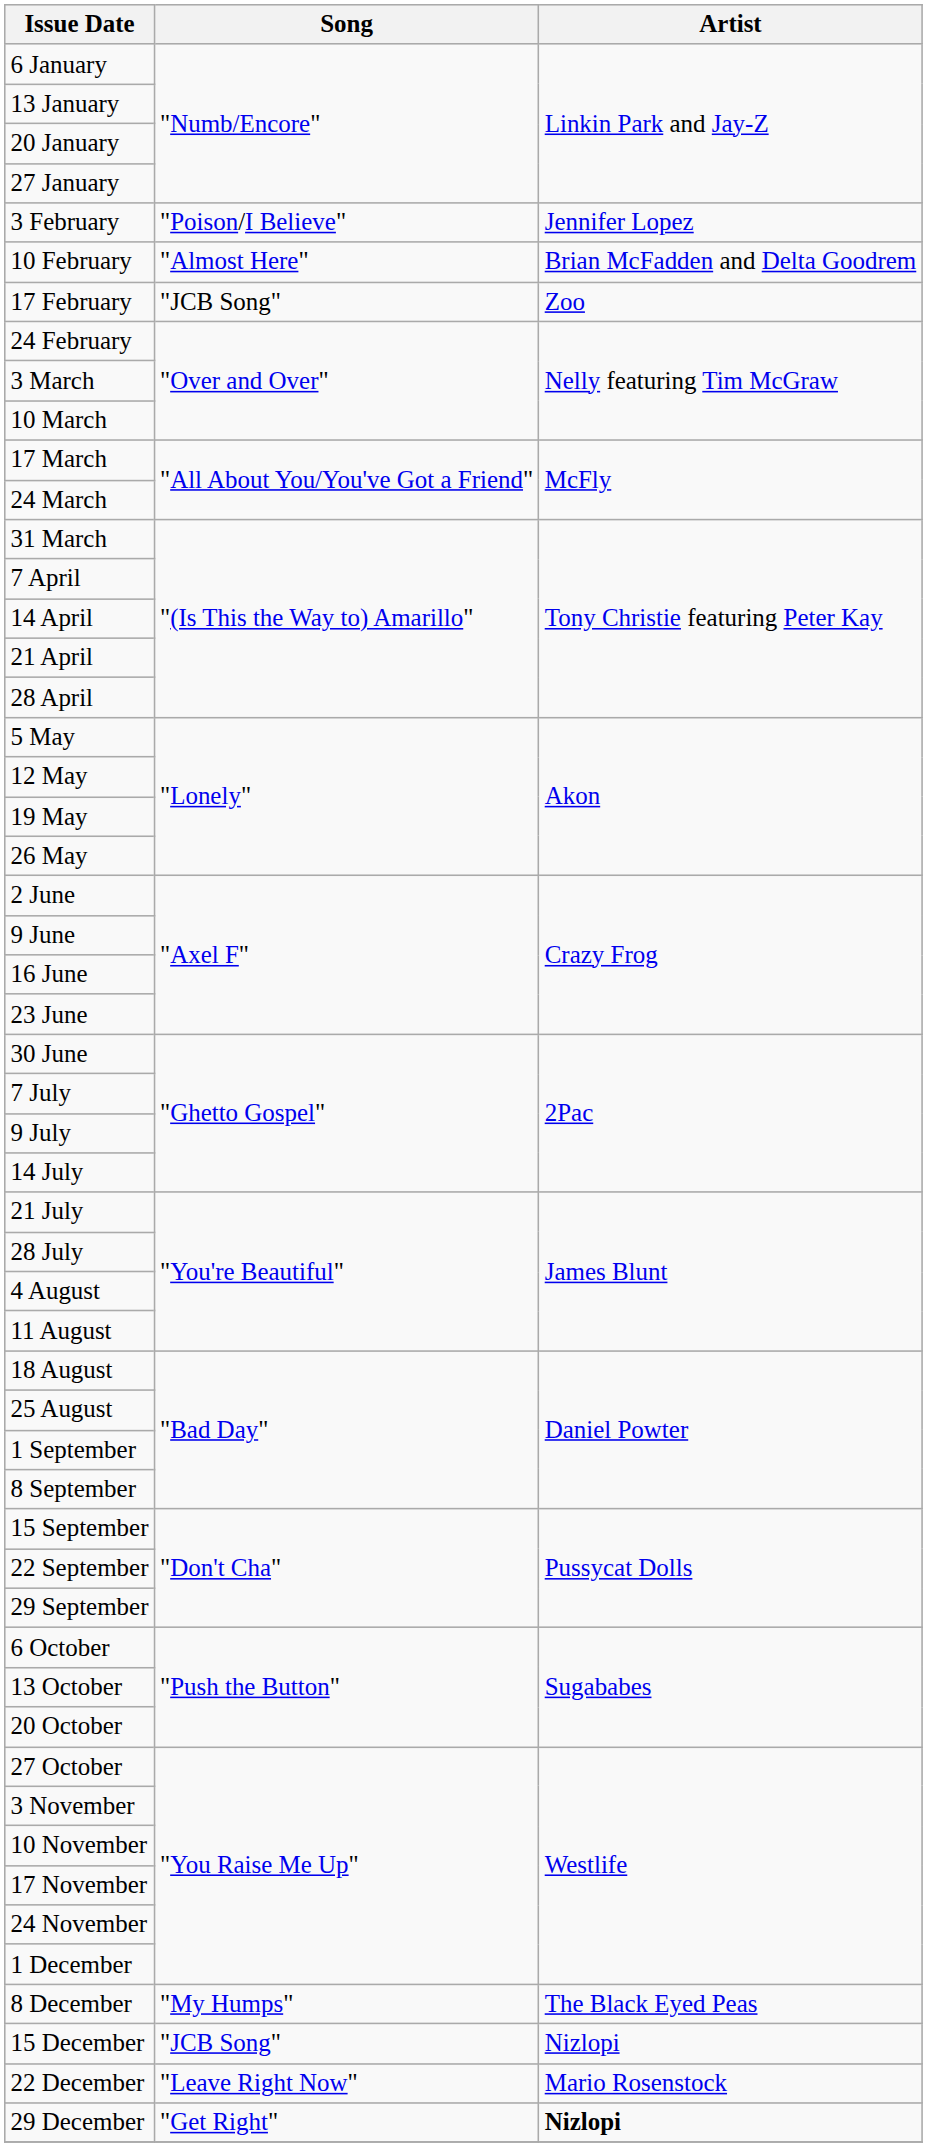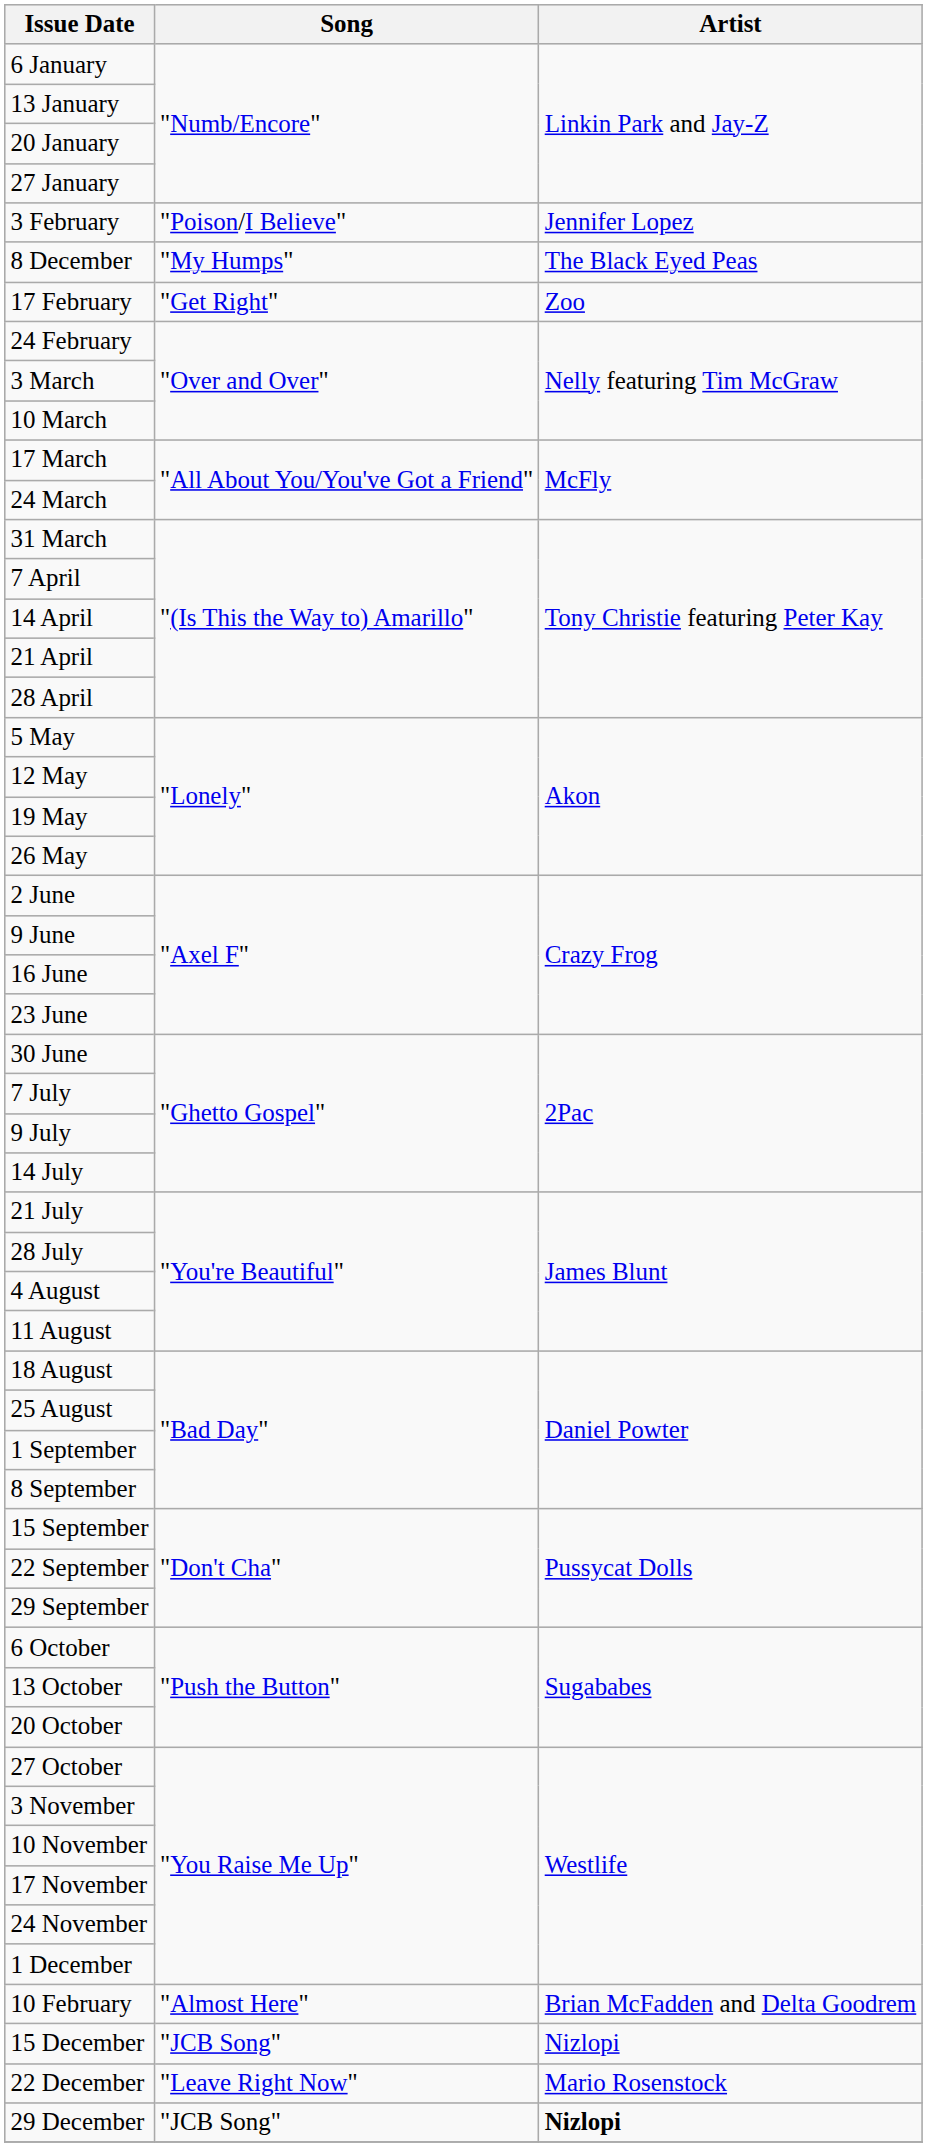rows swapped: (71, 261) <-> (71, 2003)
(220, 301) "JCB Song" -> (219, 301) "Get Right"
(219, 2122) "Get Right" -> (220, 2122) "JCB Song"
